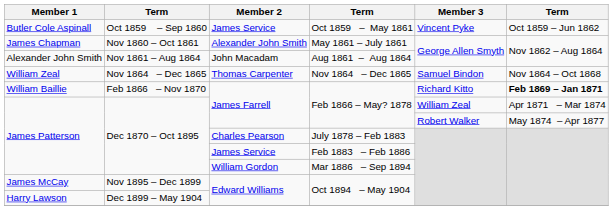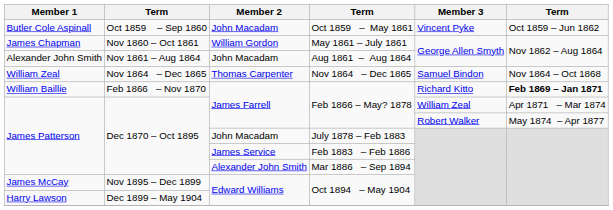(243, 27) James Service -> (245, 27) John Macadam
(259, 43) Alexander John Smith -> (245, 43) William Gordon
(248, 136) Charles Pearson -> (245, 136) John Macadam
(245, 167) William Gordon -> (259, 167) Alexander John Smith
